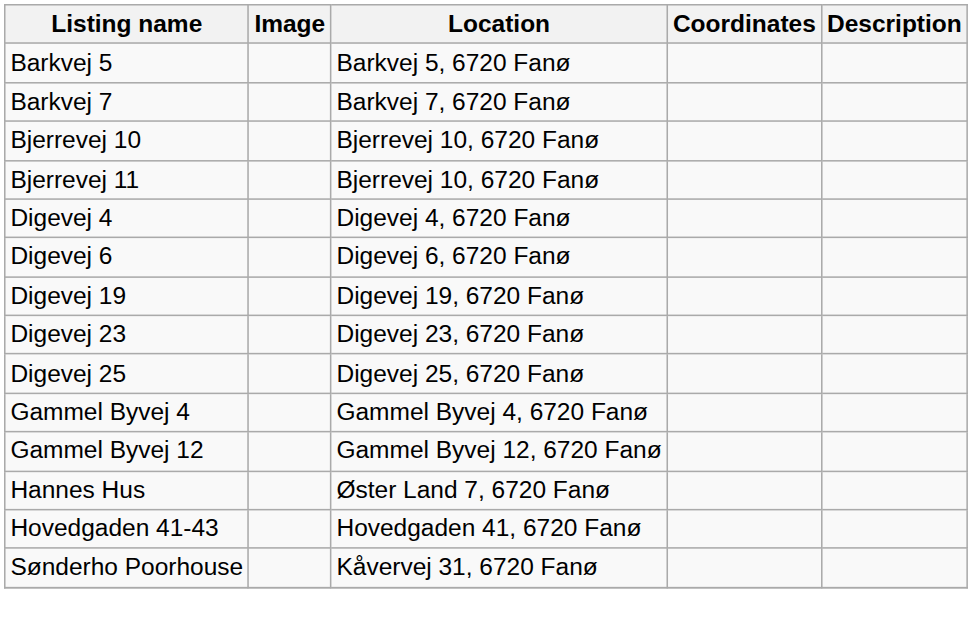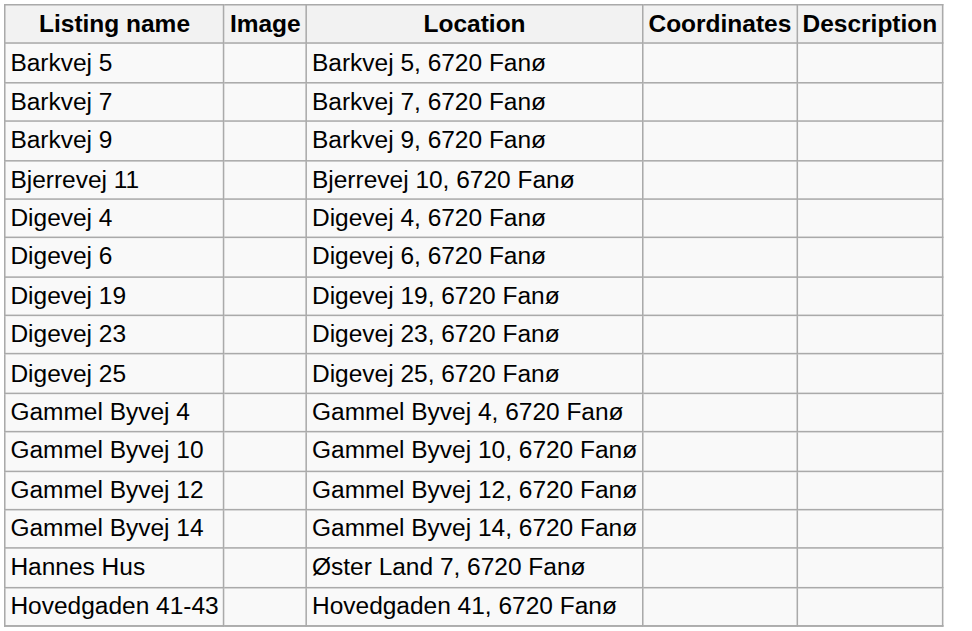+ row: (61, 140)
- row: (76, 140)
+ row: (107, 450)
+ row: (107, 528)
- row: (127, 567)
